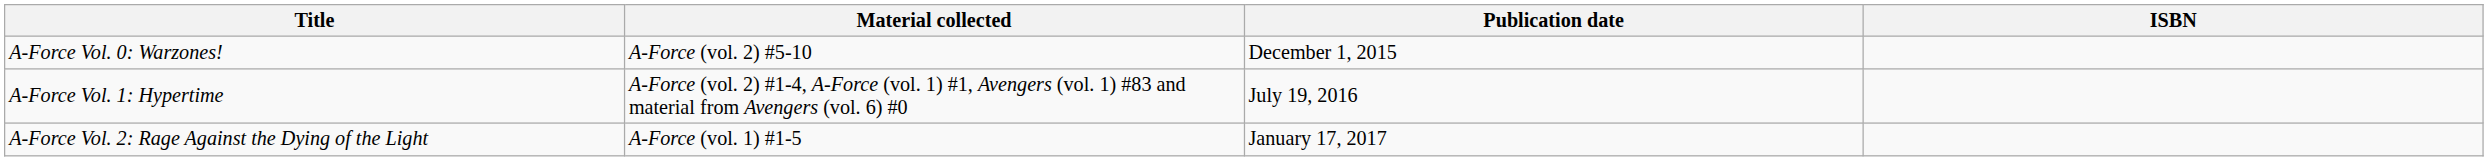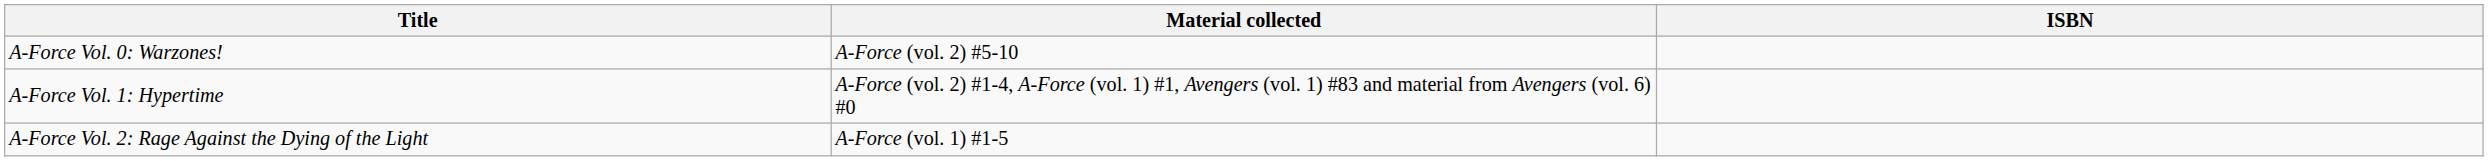- column: (1554, 20)
